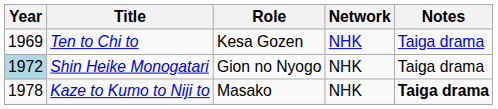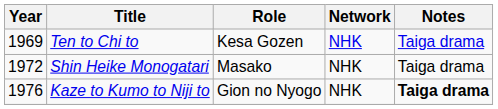(26, 66) lightblue background -> (26, 66) no background
(269, 66) Gion no Nyogo -> (244, 66) Masako
(26, 91) 1978 -> (26, 91) 1976
(244, 91) Masako -> (269, 91) Gion no Nyogo
